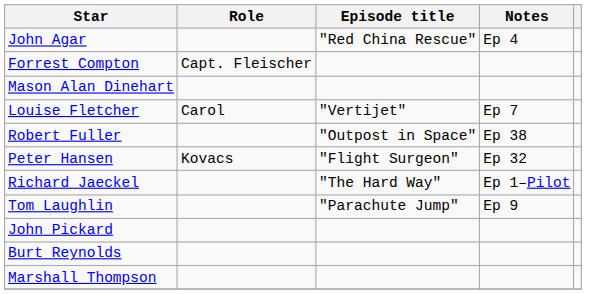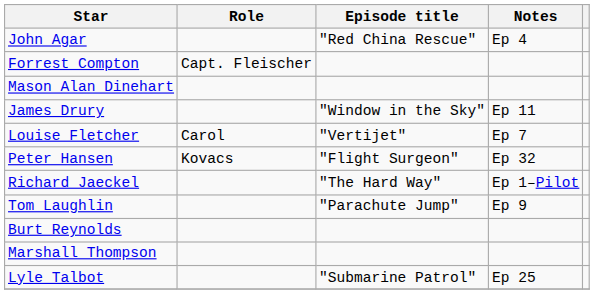+ row: (56, 111)
- row: (65, 135)
- row: (60, 230)
+ row: (56, 277)
